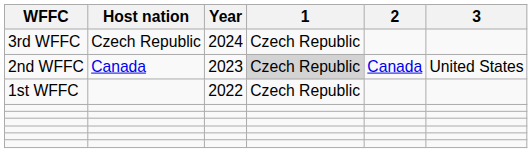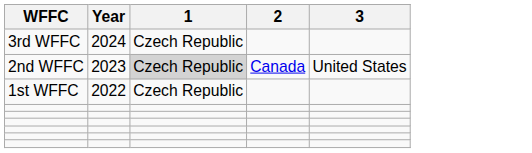- column: (146, 16)
